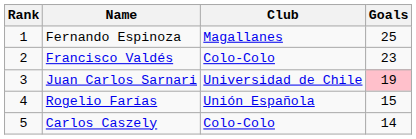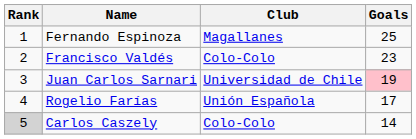(389, 102) 15 -> (389, 102) 17
(24, 123) no background -> (24, 123) lightgrey background
